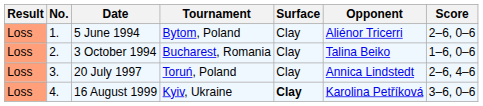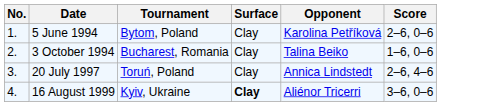- column: (25, 13)
(364, 33) Aliénor Tricerri -> (332, 33) Karolina Petříková
(375, 91) Karolina Petříková -> (322, 91) Aliénor Tricerri
